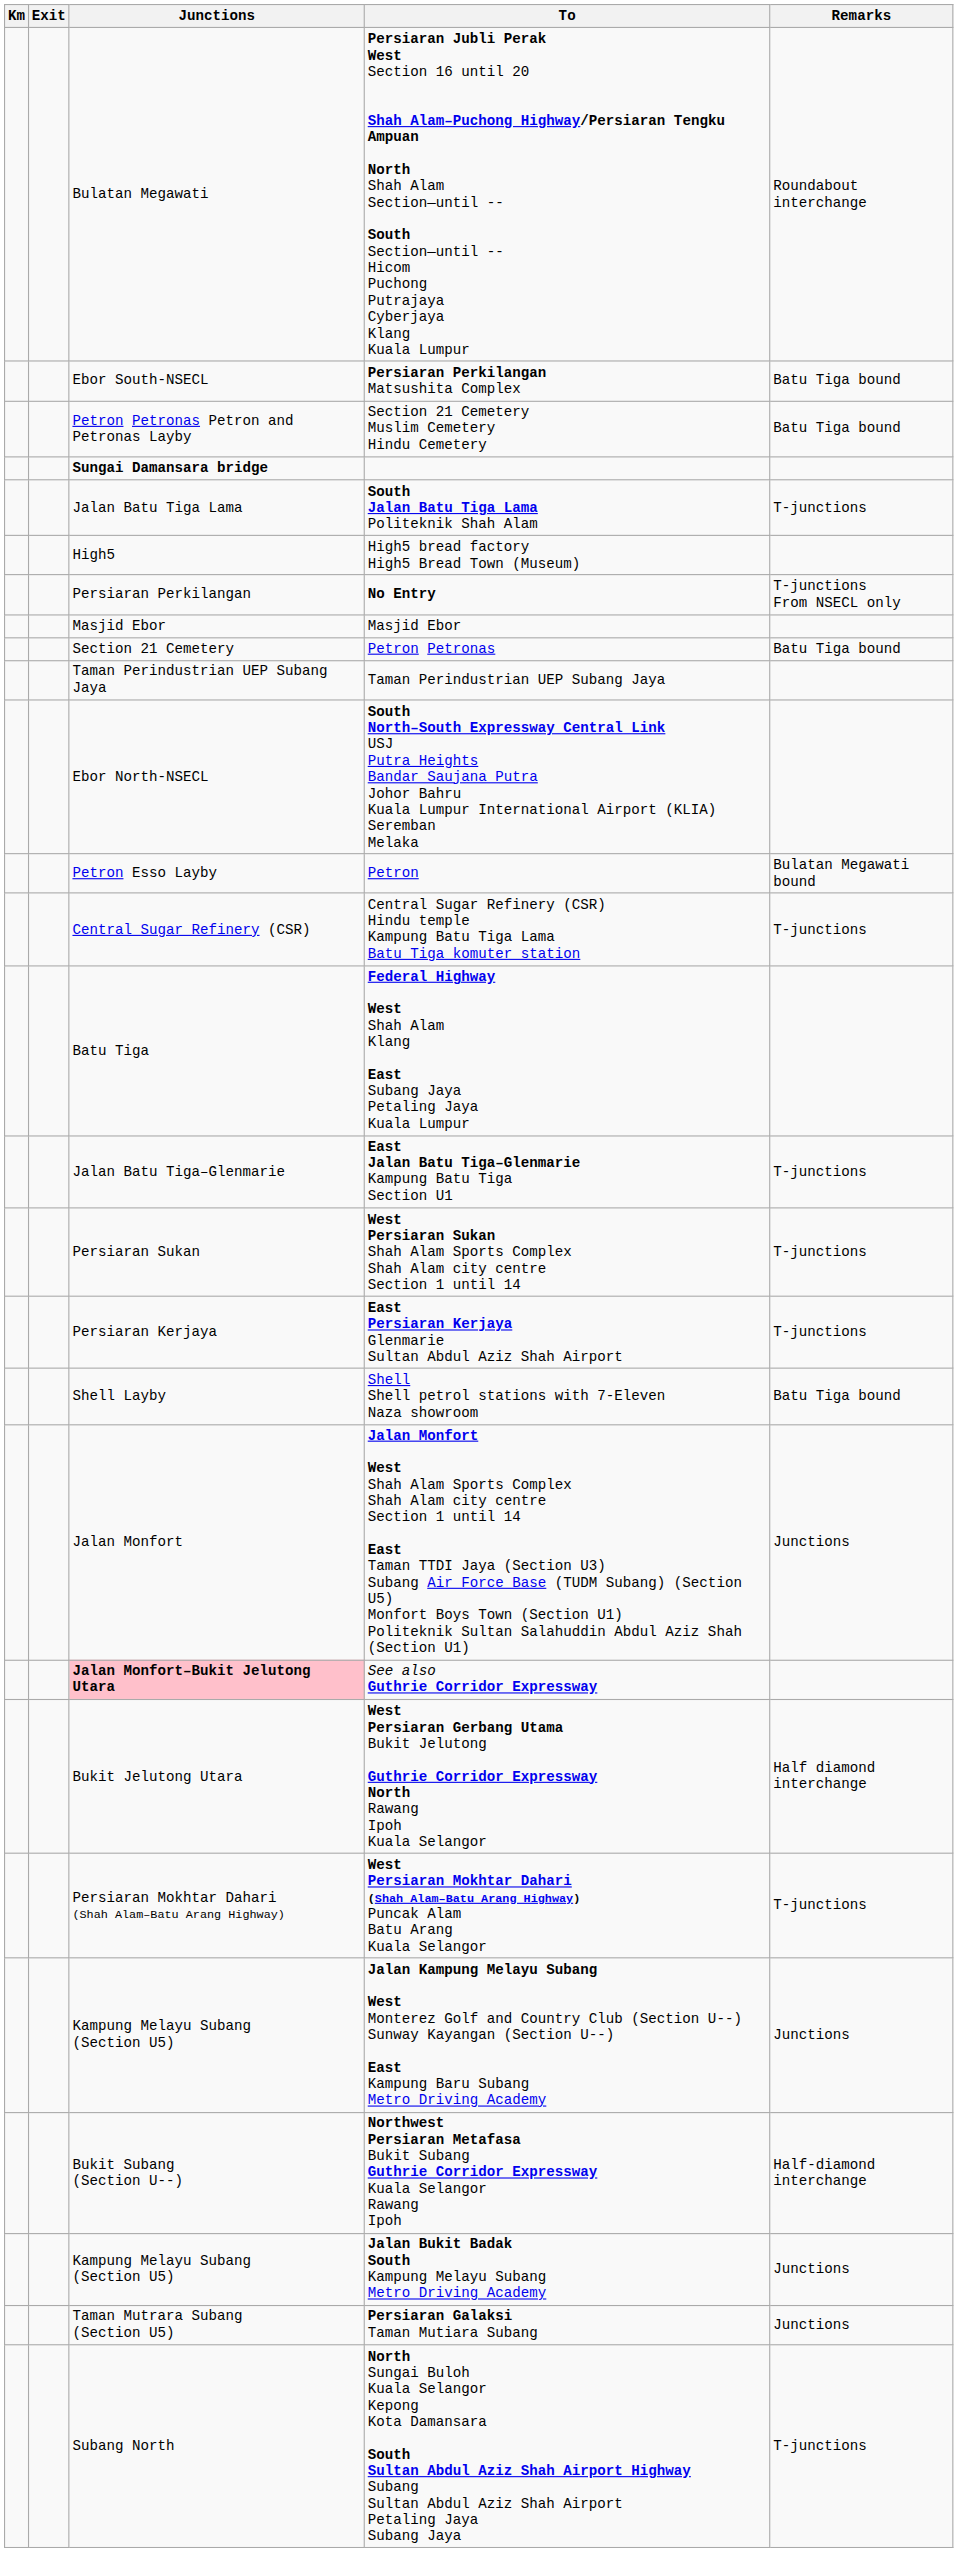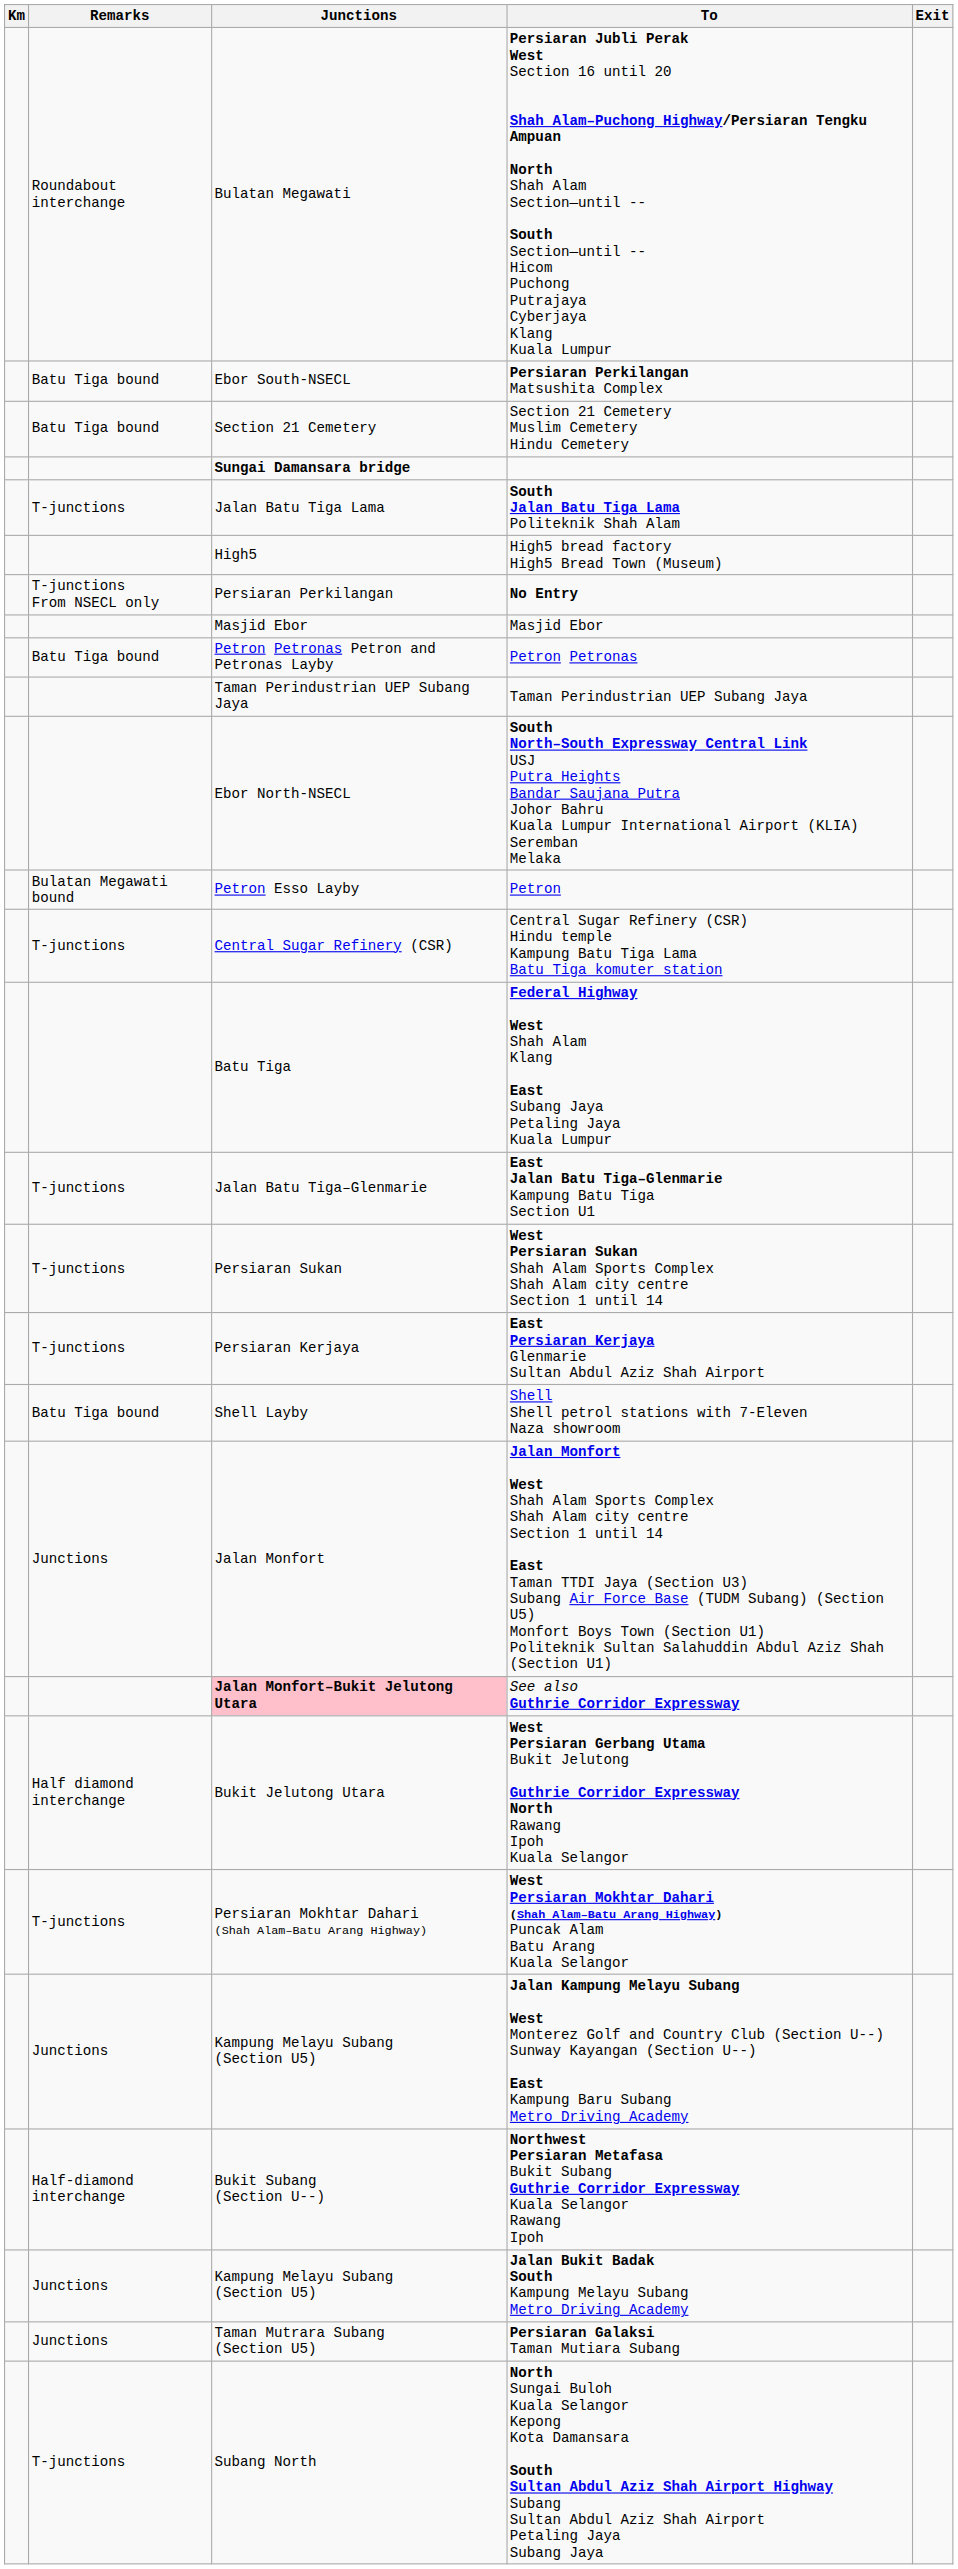columns swapped: (49, 16) <-> (861, 16)
(183, 429) Petron Petronas Petron and Petronas Layby -> (295, 429) Section 21 Cemetery
(153, 649) Section 21 Cemetery -> (325, 657) Petron Petronas Petron and Petronas Layby
